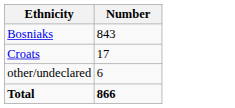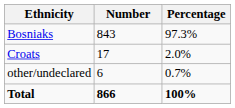+ column: (196, 14)
